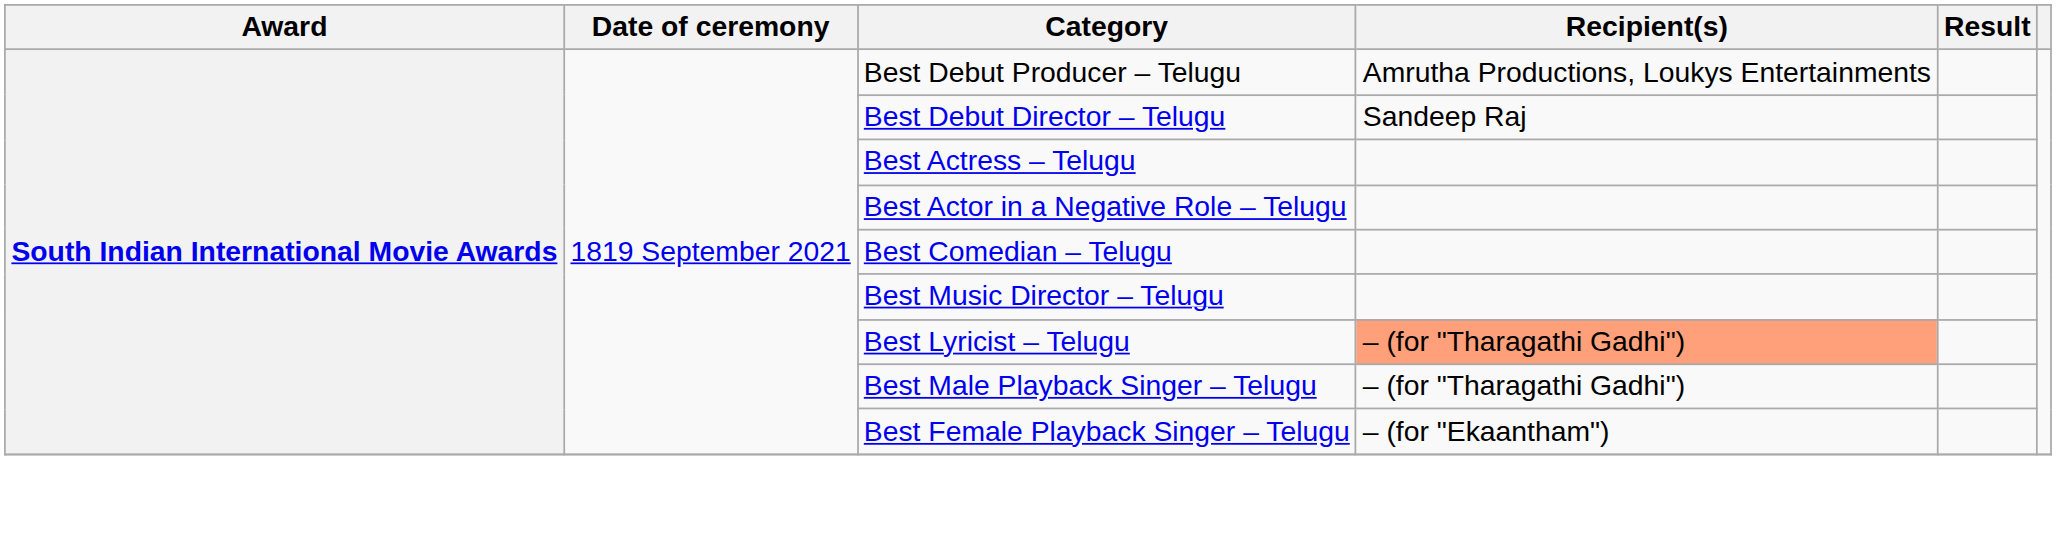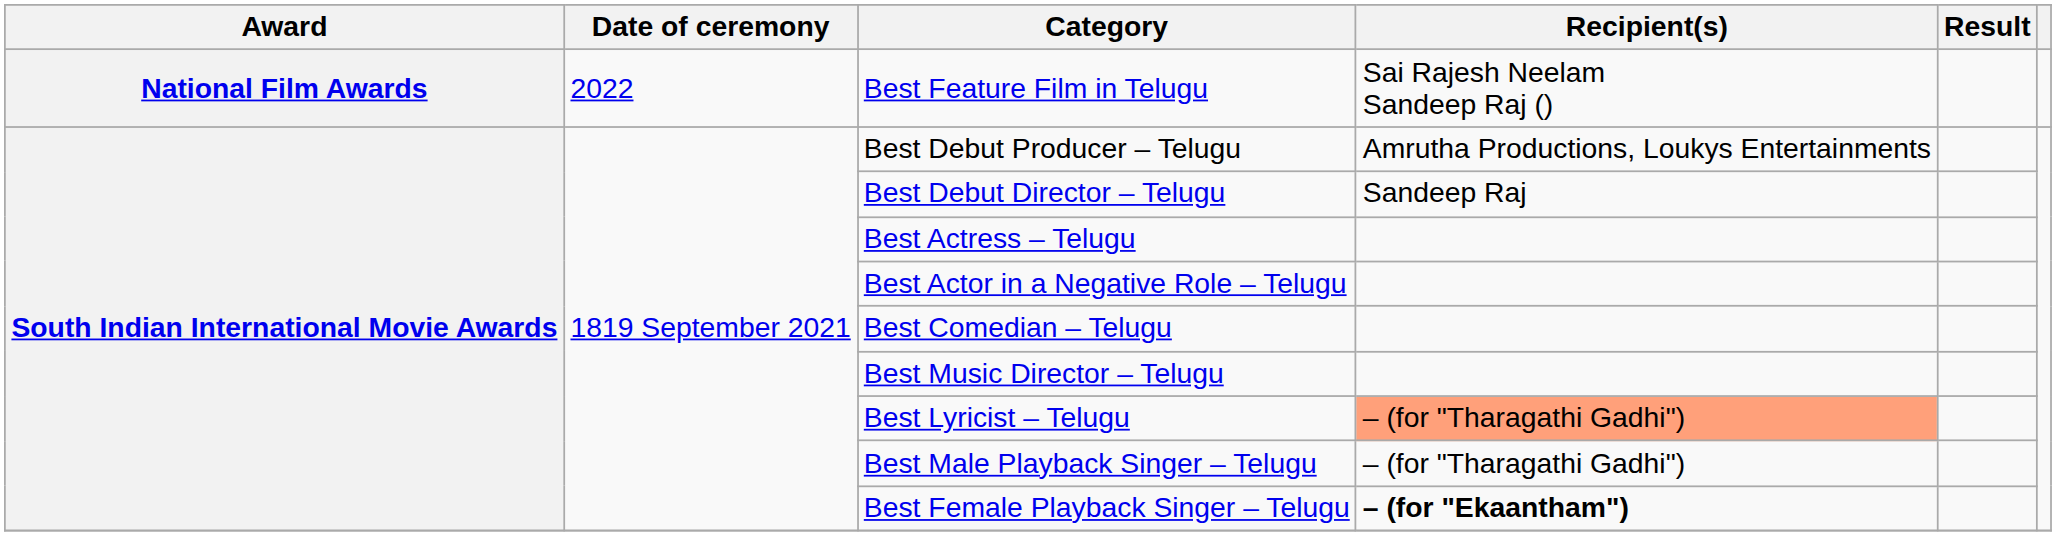+ row: (1036, 87)
(1486, 431) normal -> (1496, 507) bold
